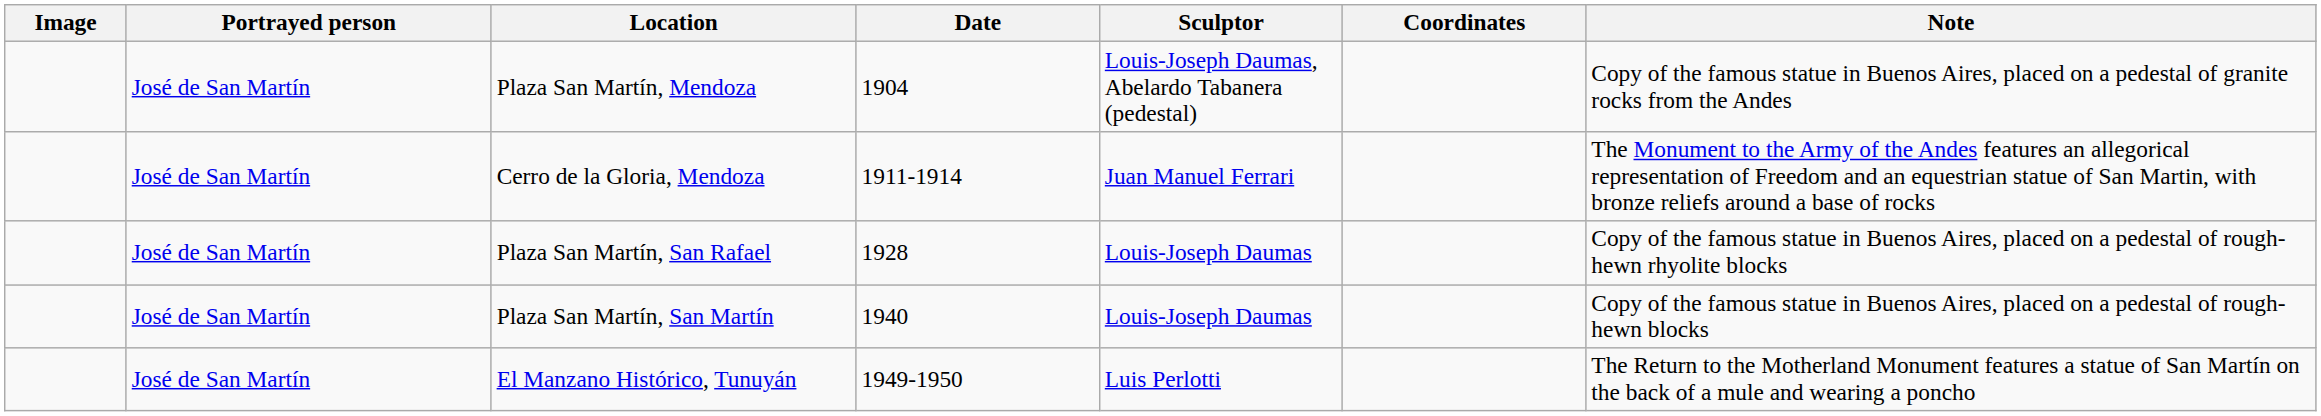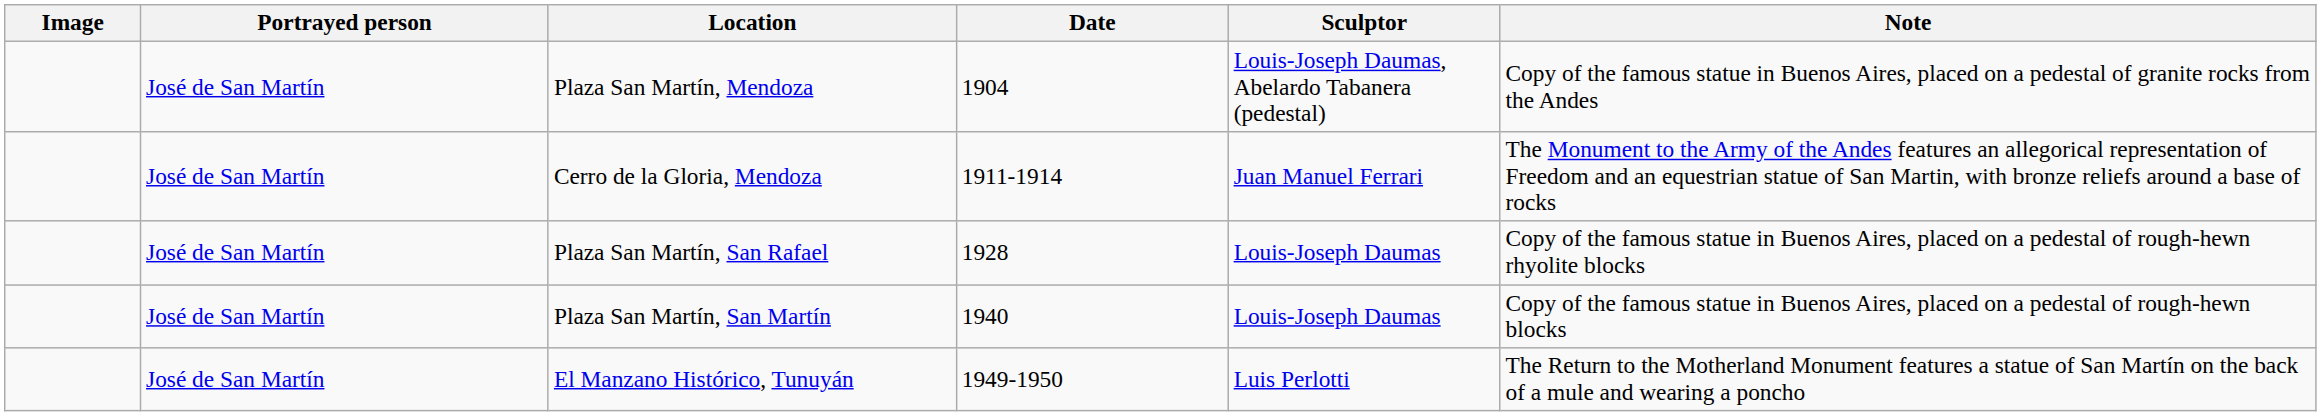- column: (1464, 23)
